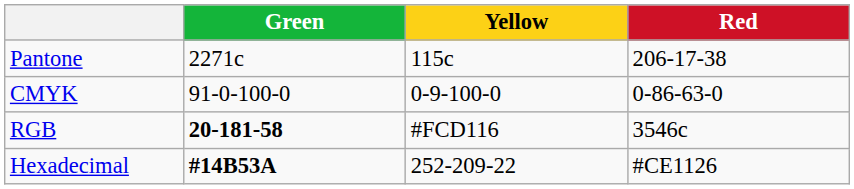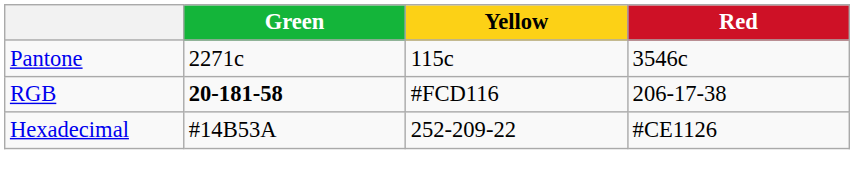(680, 58) 206-17-38 -> (660, 58) 3546c
- row: (44, 93)
(660, 129) 3546c -> (680, 93) 206-17-38
(233, 165) bold -> (233, 129) normal
